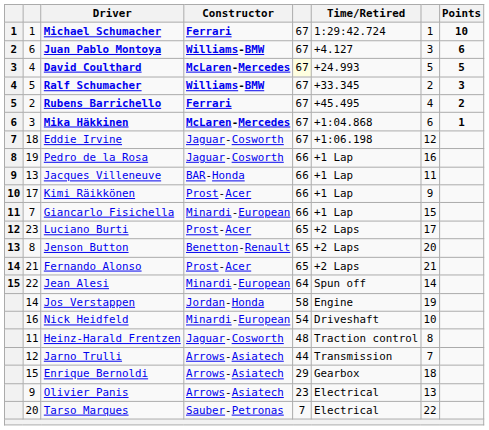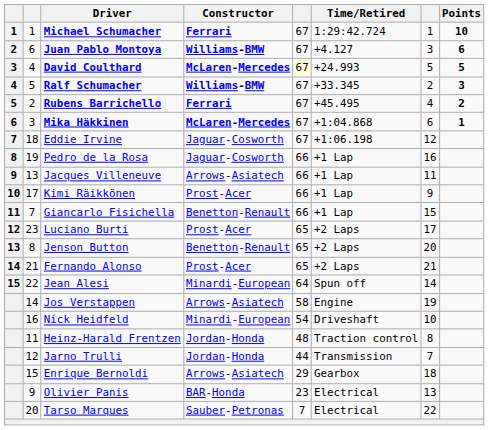(215, 176) BAR-Honda -> (235, 176) Arrows-Asiatech
(238, 212) Minardi-European -> (238, 212) Benetton-Renault
(225, 302) Jordan-Honda -> (235, 302) Arrows-Asiatech
(235, 338) Jaguar-Cosworth -> (225, 338) Jordan-Honda
(235, 356) Arrows-Asiatech -> (225, 356) Jordan-Honda
(235, 392) Arrows-Asiatech -> (215, 392) BAR-Honda
